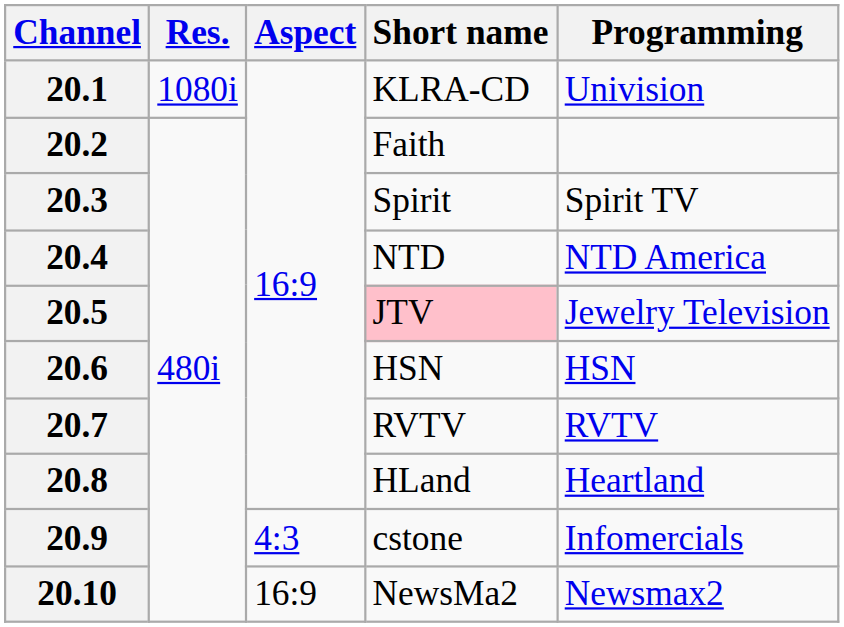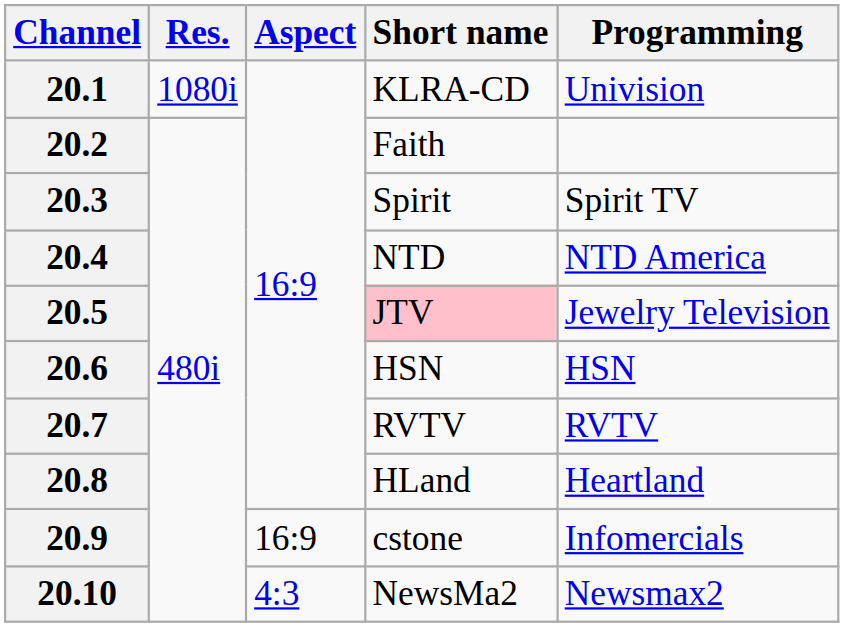(277, 537) 4:3 -> (286, 537) 16:9
(286, 593) 16:9 -> (277, 593) 4:3
